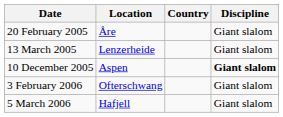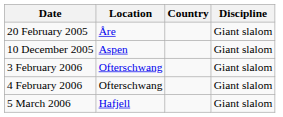- row: (42, 49)
(245, 67) bold -> (243, 49) normal
+ row: (45, 85)
